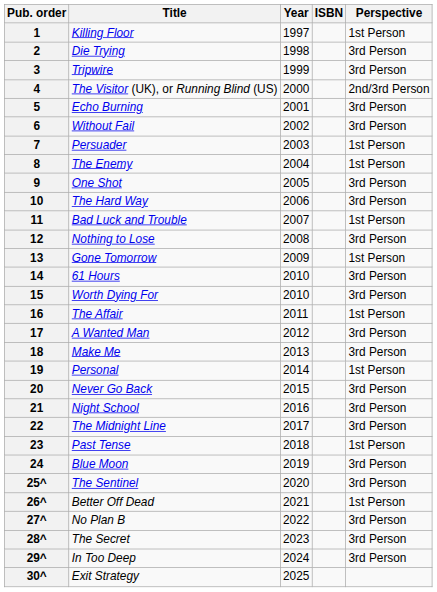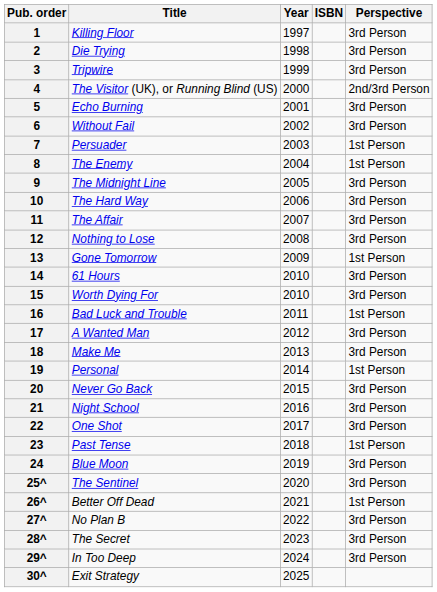(377, 32) 1st Person -> (377, 32) 3rd Person
(97, 182) One Shot -> (119, 182) The Midnight Line
(129, 220) Bad Luck and Trouble -> (97, 220) The Affair
(377, 220) 1st Person -> (377, 220) 3rd Person
(97, 314) The Affair -> (129, 314) Bad Luck and Trouble
(119, 426) The Midnight Line -> (97, 426) One Shot
